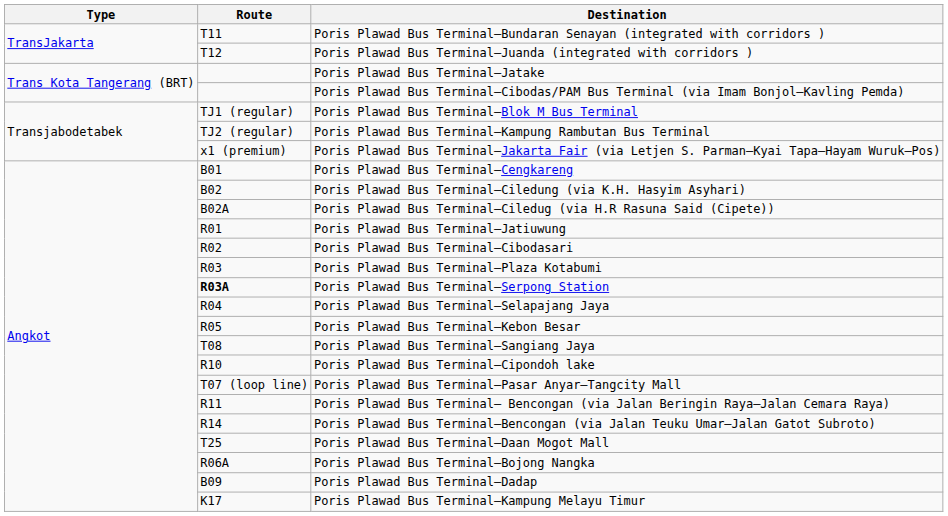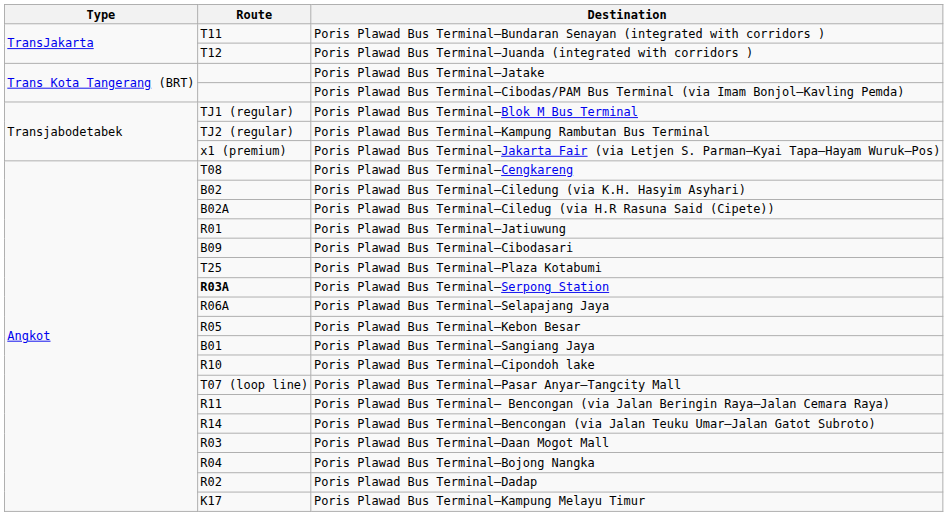(211, 170) B01 -> (211, 170) T08
(211, 248) R02 -> (211, 248) B09
(211, 268) R03 -> (211, 268) T25
(211, 307) R04 -> (215, 307) R06A
(211, 346) T08 -> (211, 346) B01
(211, 443) T25 -> (211, 443) R03
(215, 463) R06A -> (211, 463) R04
(211, 482) B09 -> (211, 482) R02
